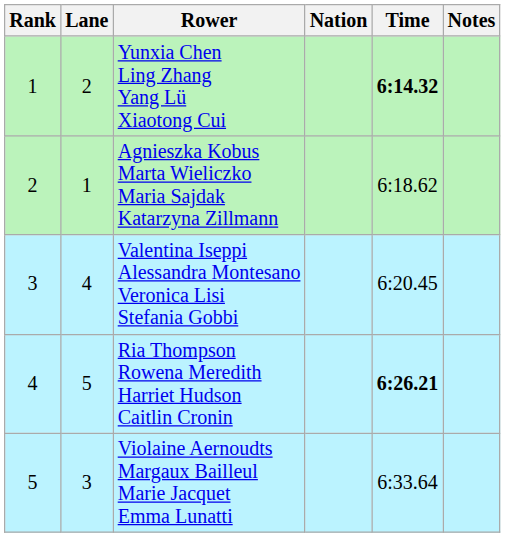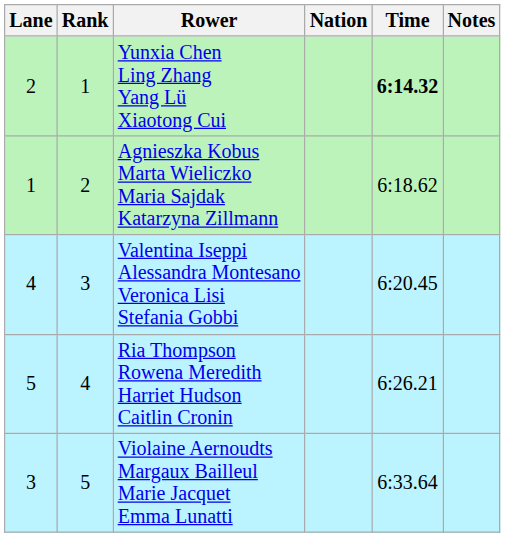columns swapped: (33, 20) <-> (87, 20)
(408, 383) bold -> (408, 383) normal
